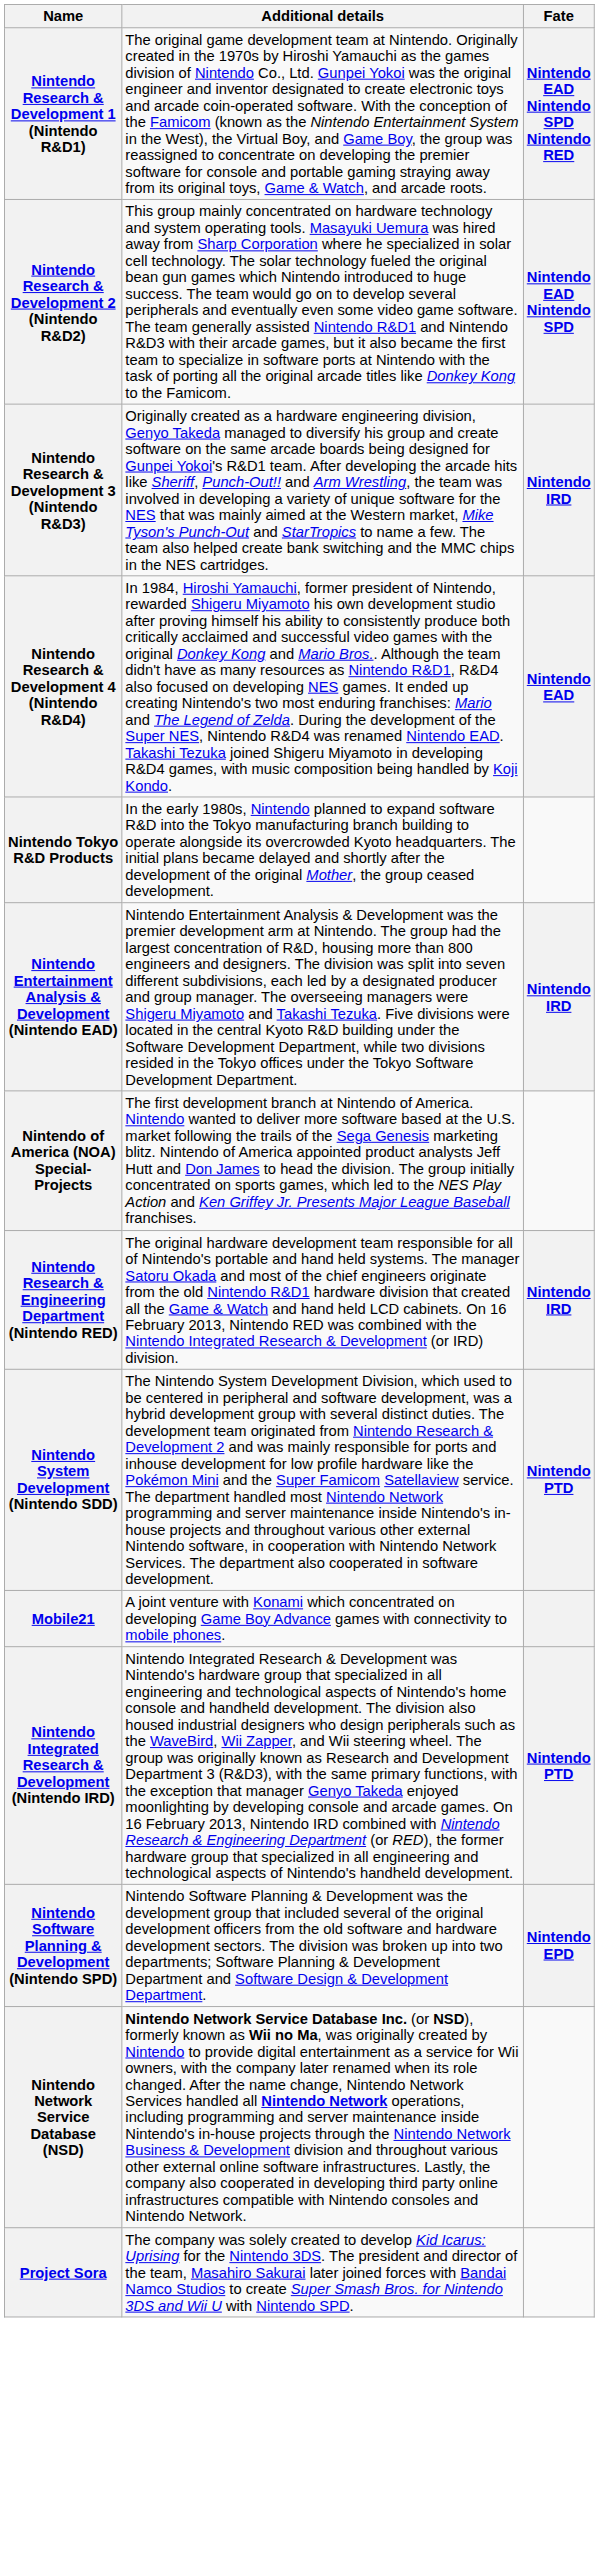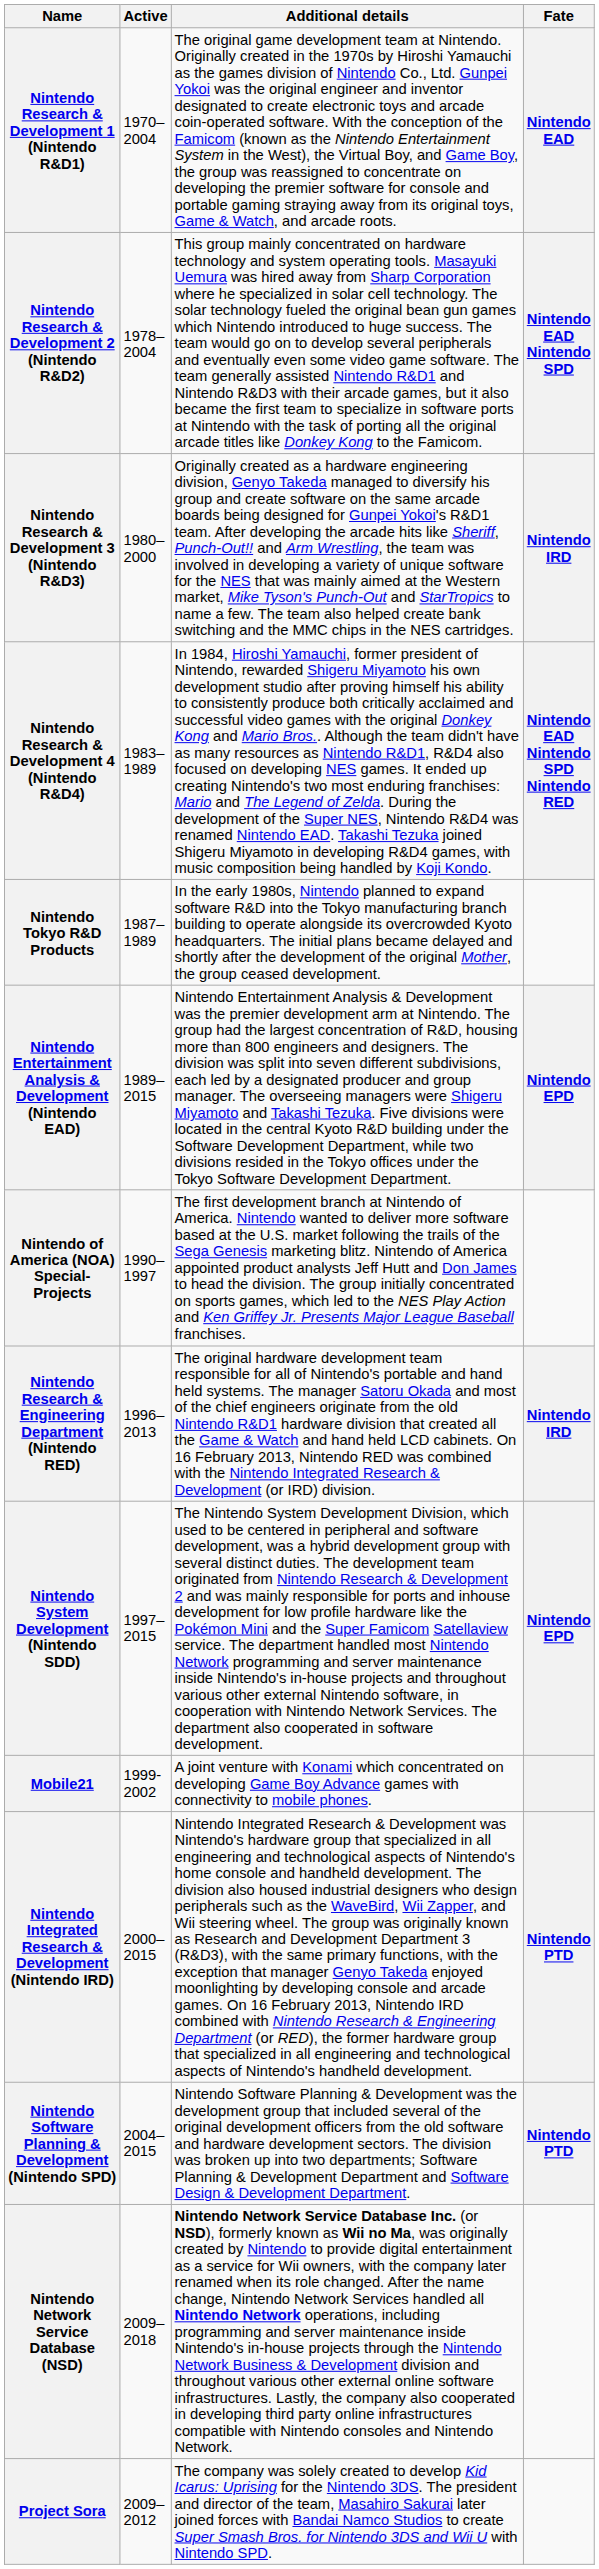+ column: (146, 16)
(559, 114) Nintendo EAD Nintendo SPD Nintendo RED -> (559, 130) Nintendo EAD
(559, 687) Nintendo EAD -> (559, 761) Nintendo EAD Nintendo SPD Nintendo RED
(559, 997) Nintendo IRD -> (559, 1088) Nintendo EPD
(559, 1480) Nintendo PTD -> (559, 1628) Nintendo EPD
(559, 1945) Nintendo EPD -> (559, 2143) Nintendo PTD
